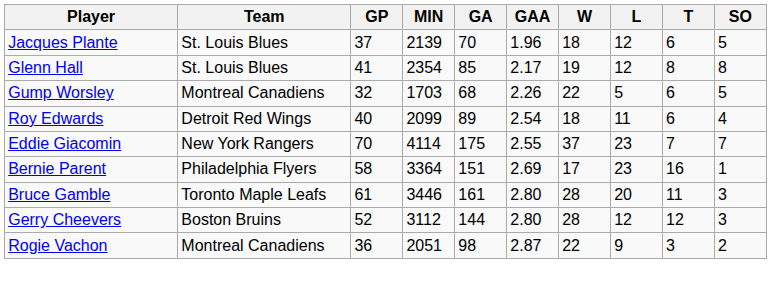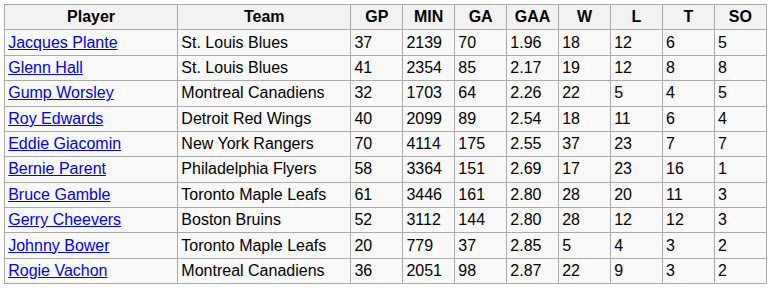(467, 93) 68 -> (467, 93) 64
(671, 93) 6 -> (671, 93) 4
+ row: (59, 245)
